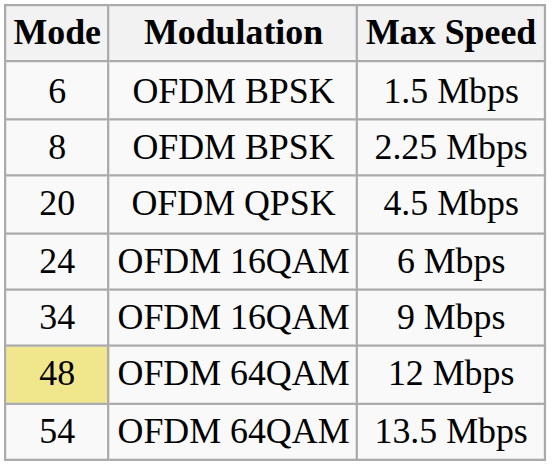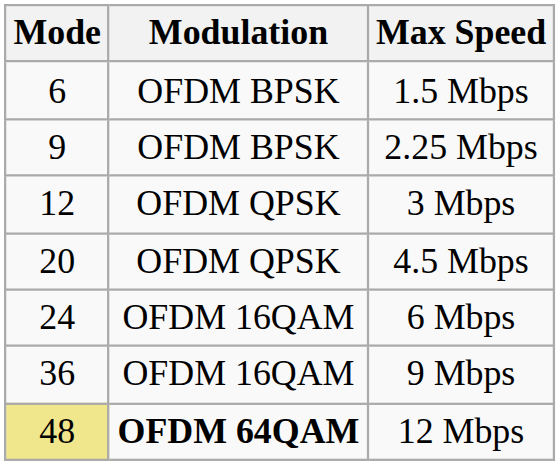(57, 146) 8 -> (57, 146) 9
+ row: (461, 203)
(57, 317) 34 -> (57, 373) 36
(234, 373) normal -> (238, 430) bold
- row: (451, 430)
